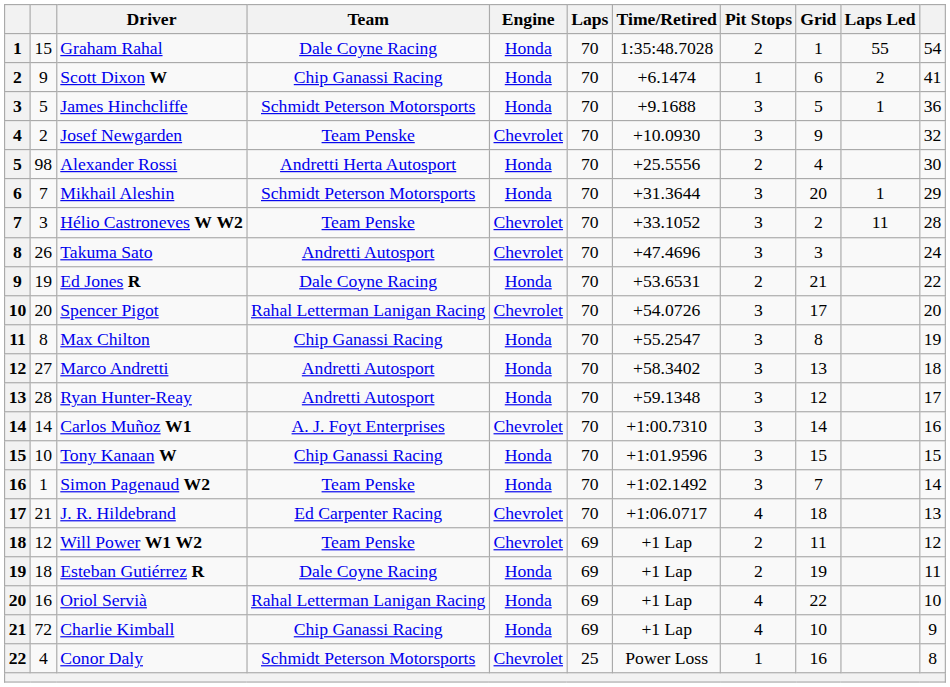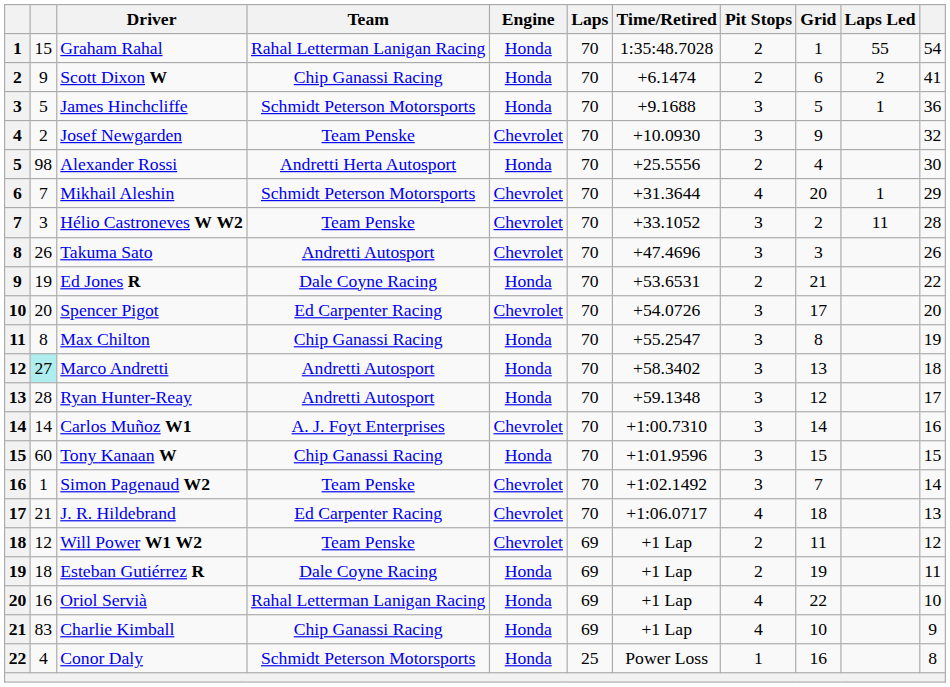(368, 48) Dale Coyne Racing -> (368, 48) Rahal Letterman Lanigan Racing
(758, 77) 1 -> (758, 77) 2
(528, 193) Honda -> (528, 193) Chevrolet
(758, 193) 3 -> (758, 193) 4
(933, 251) 24 -> (933, 251) 26
(368, 309) Rahal Letterman Lanigan Racing -> (368, 309) Ed Carpenter Racing
(43, 368) no background -> (43, 368) paleturquoise background
(43, 455) 10 -> (43, 455) 60
(528, 484) Honda -> (528, 484) Chevrolet
(43, 629) 72 -> (43, 629) 83
(528, 658) Chevrolet -> (528, 658) Honda
